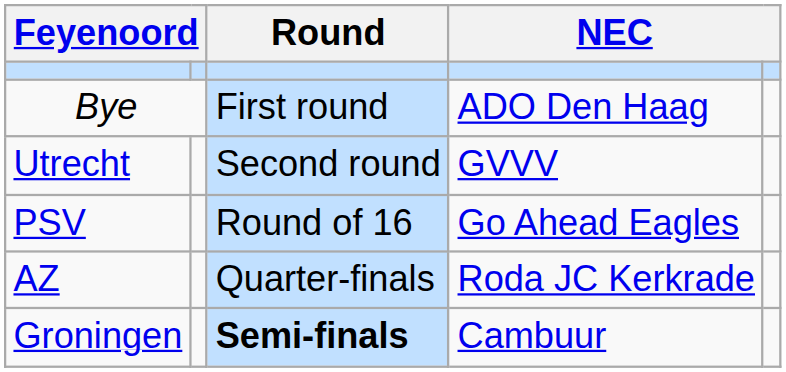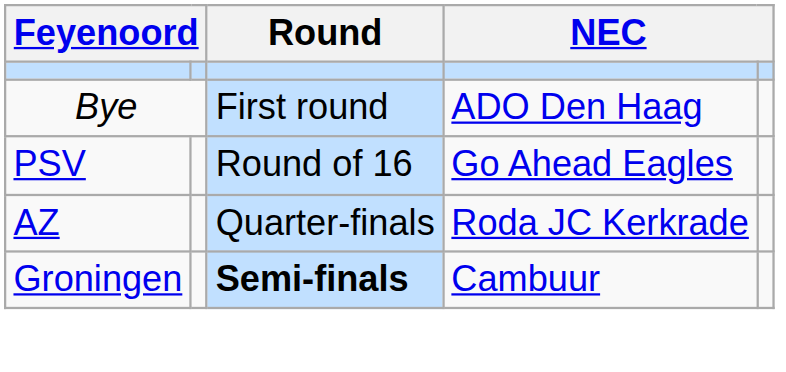- row: (72, 164)
